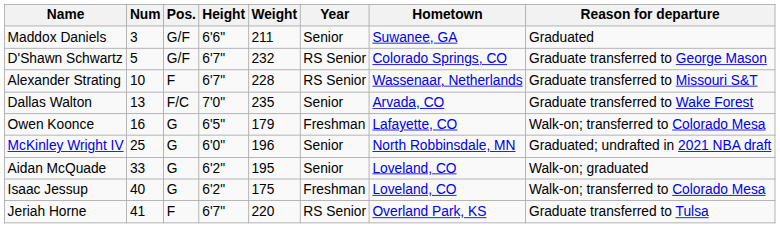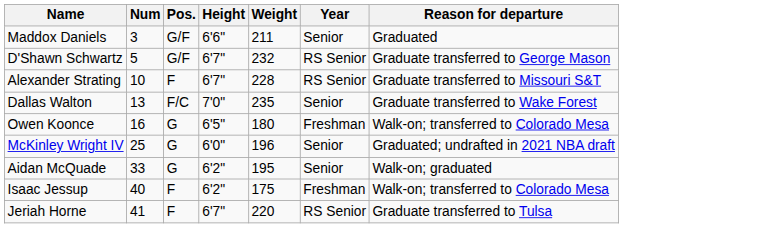- column: (447, 15)
(263, 124) 179 -> (263, 124) 180
(172, 189) G -> (171, 189) F
